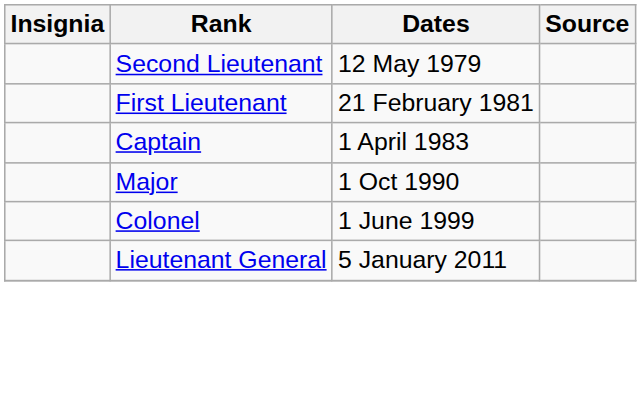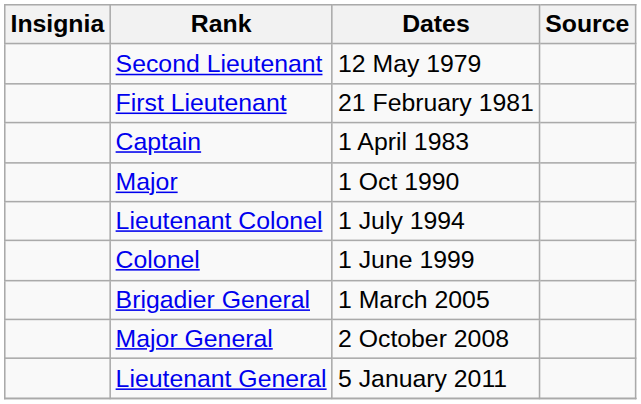+ row: (219, 220)
+ row: (213, 299)
+ row: (194, 338)
